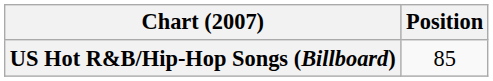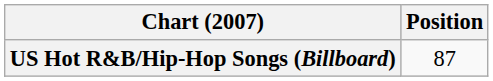(445, 57) 85 -> (445, 57) 87
